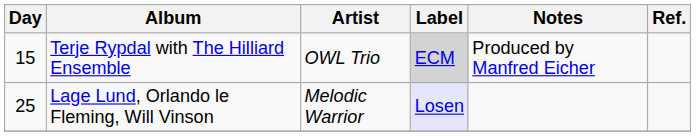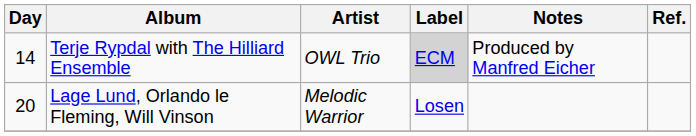(25, 57) 15 -> (25, 57) 14
(25, 106) 25 -> (25, 106) 20
(439, 106) lavender background -> (439, 106) no background
